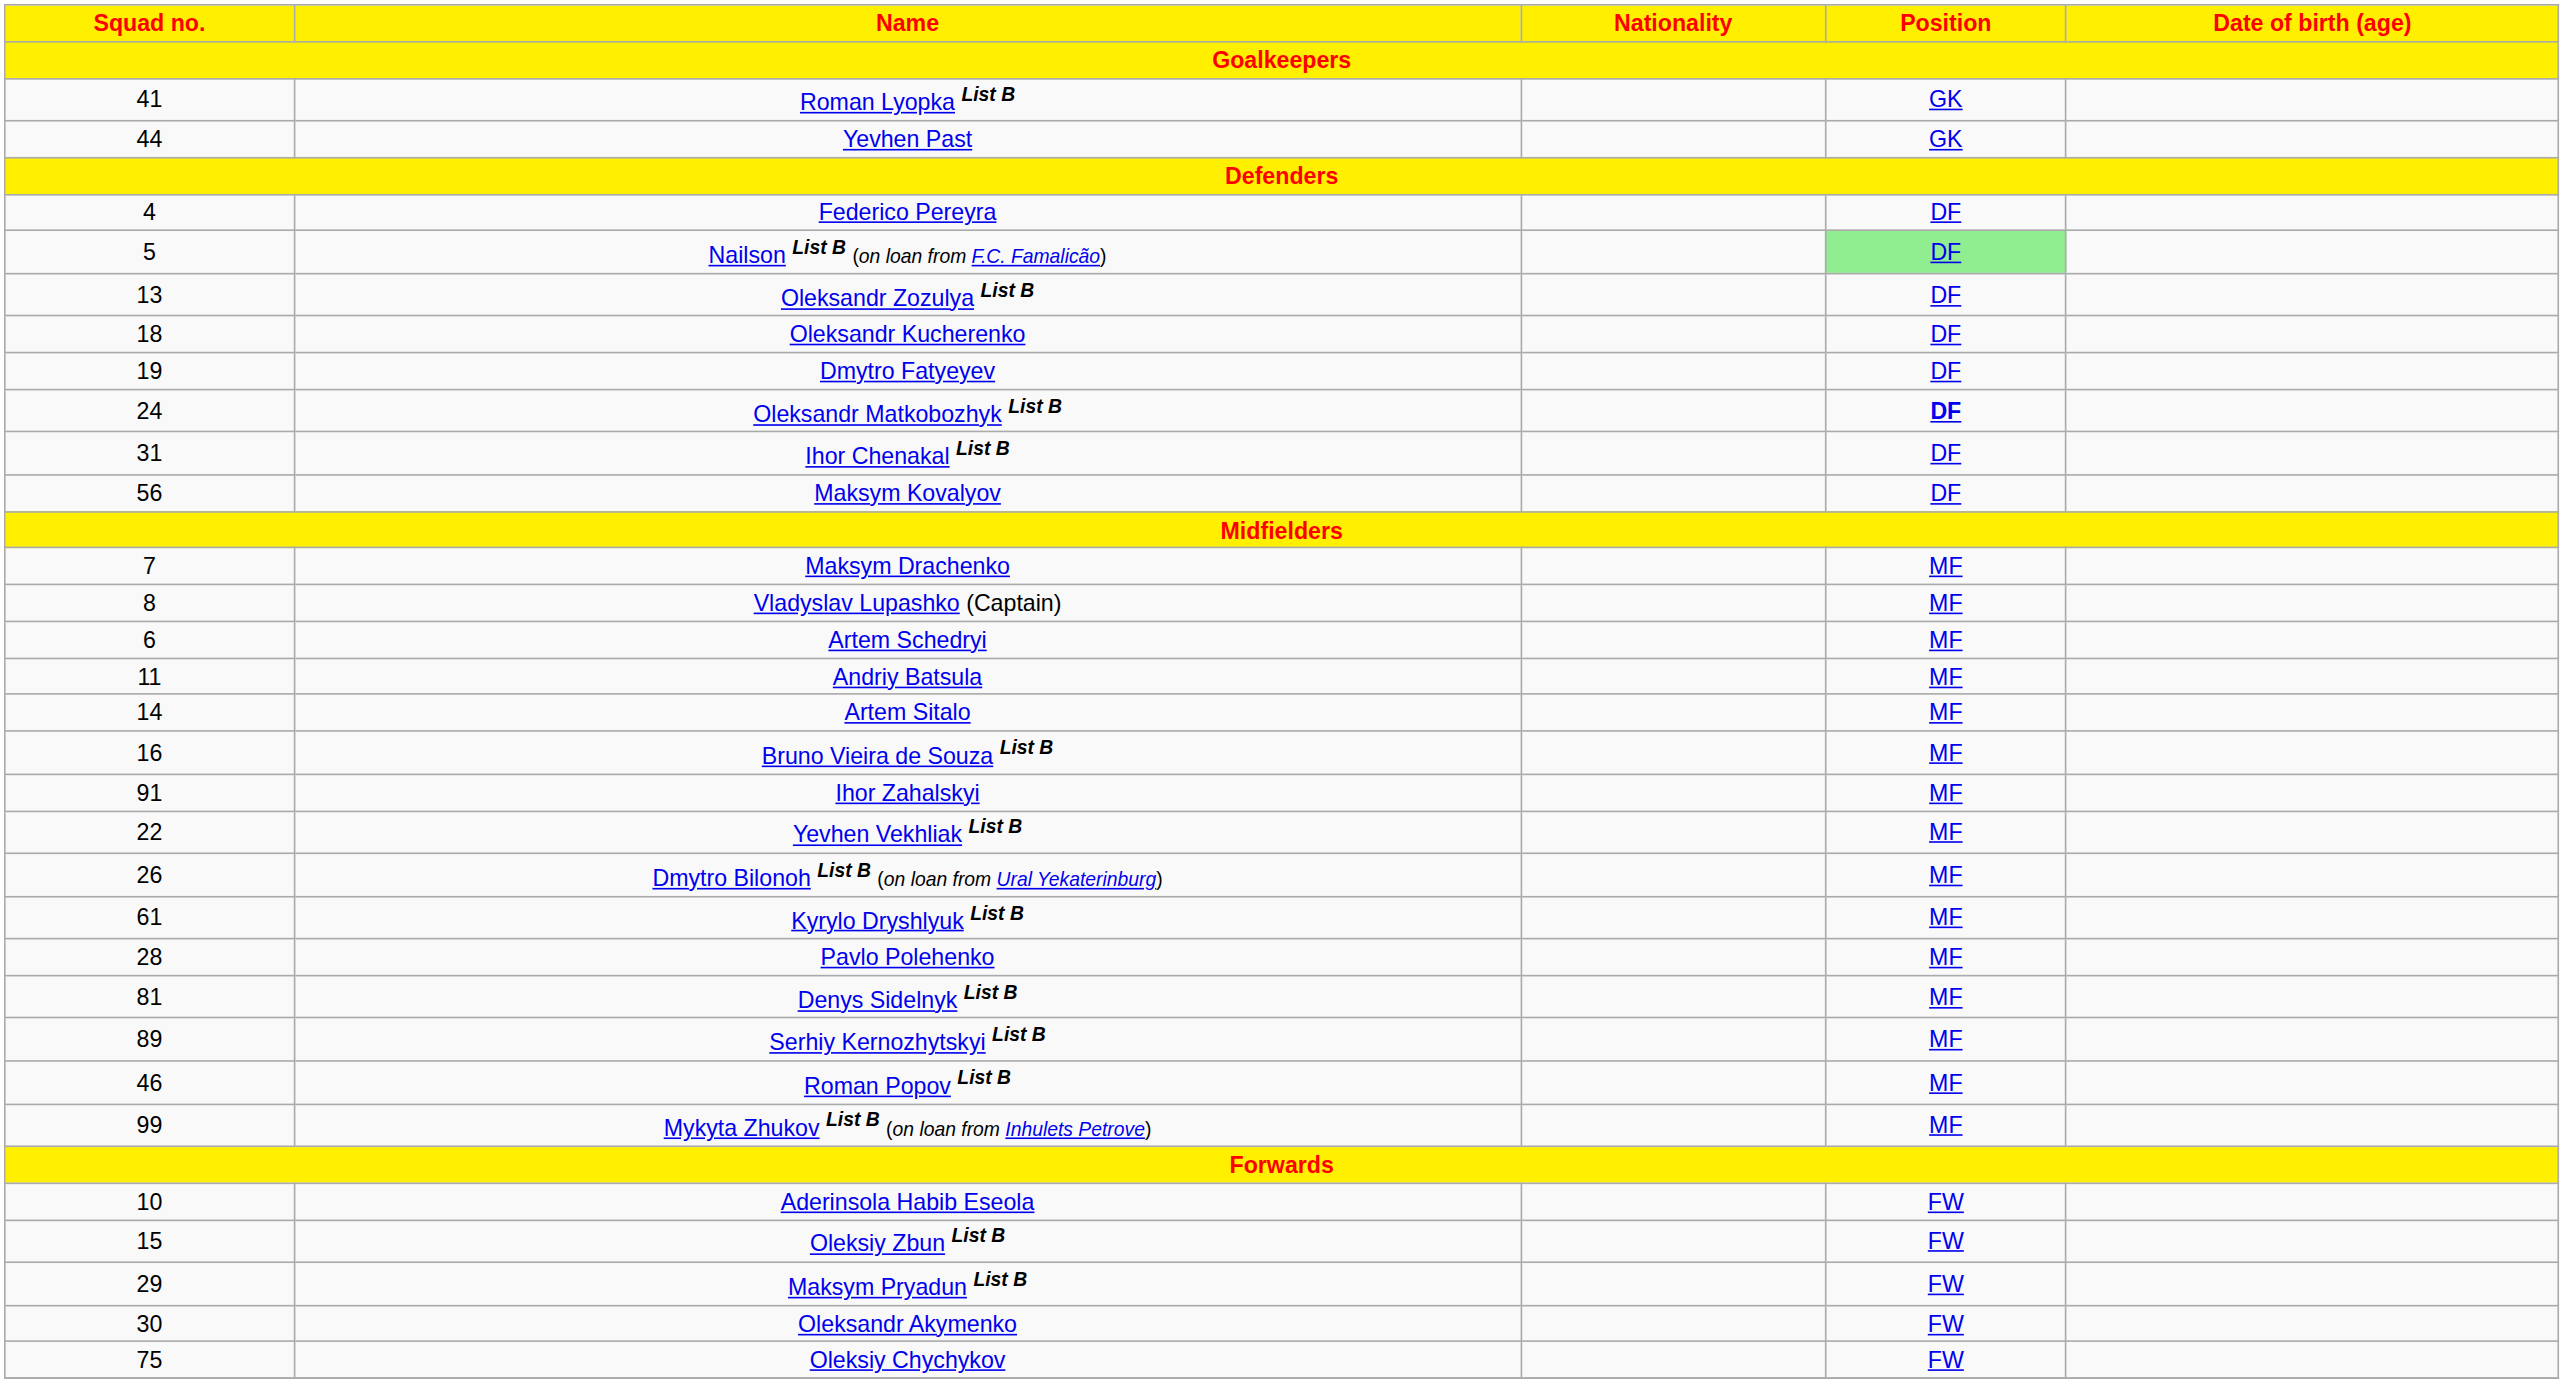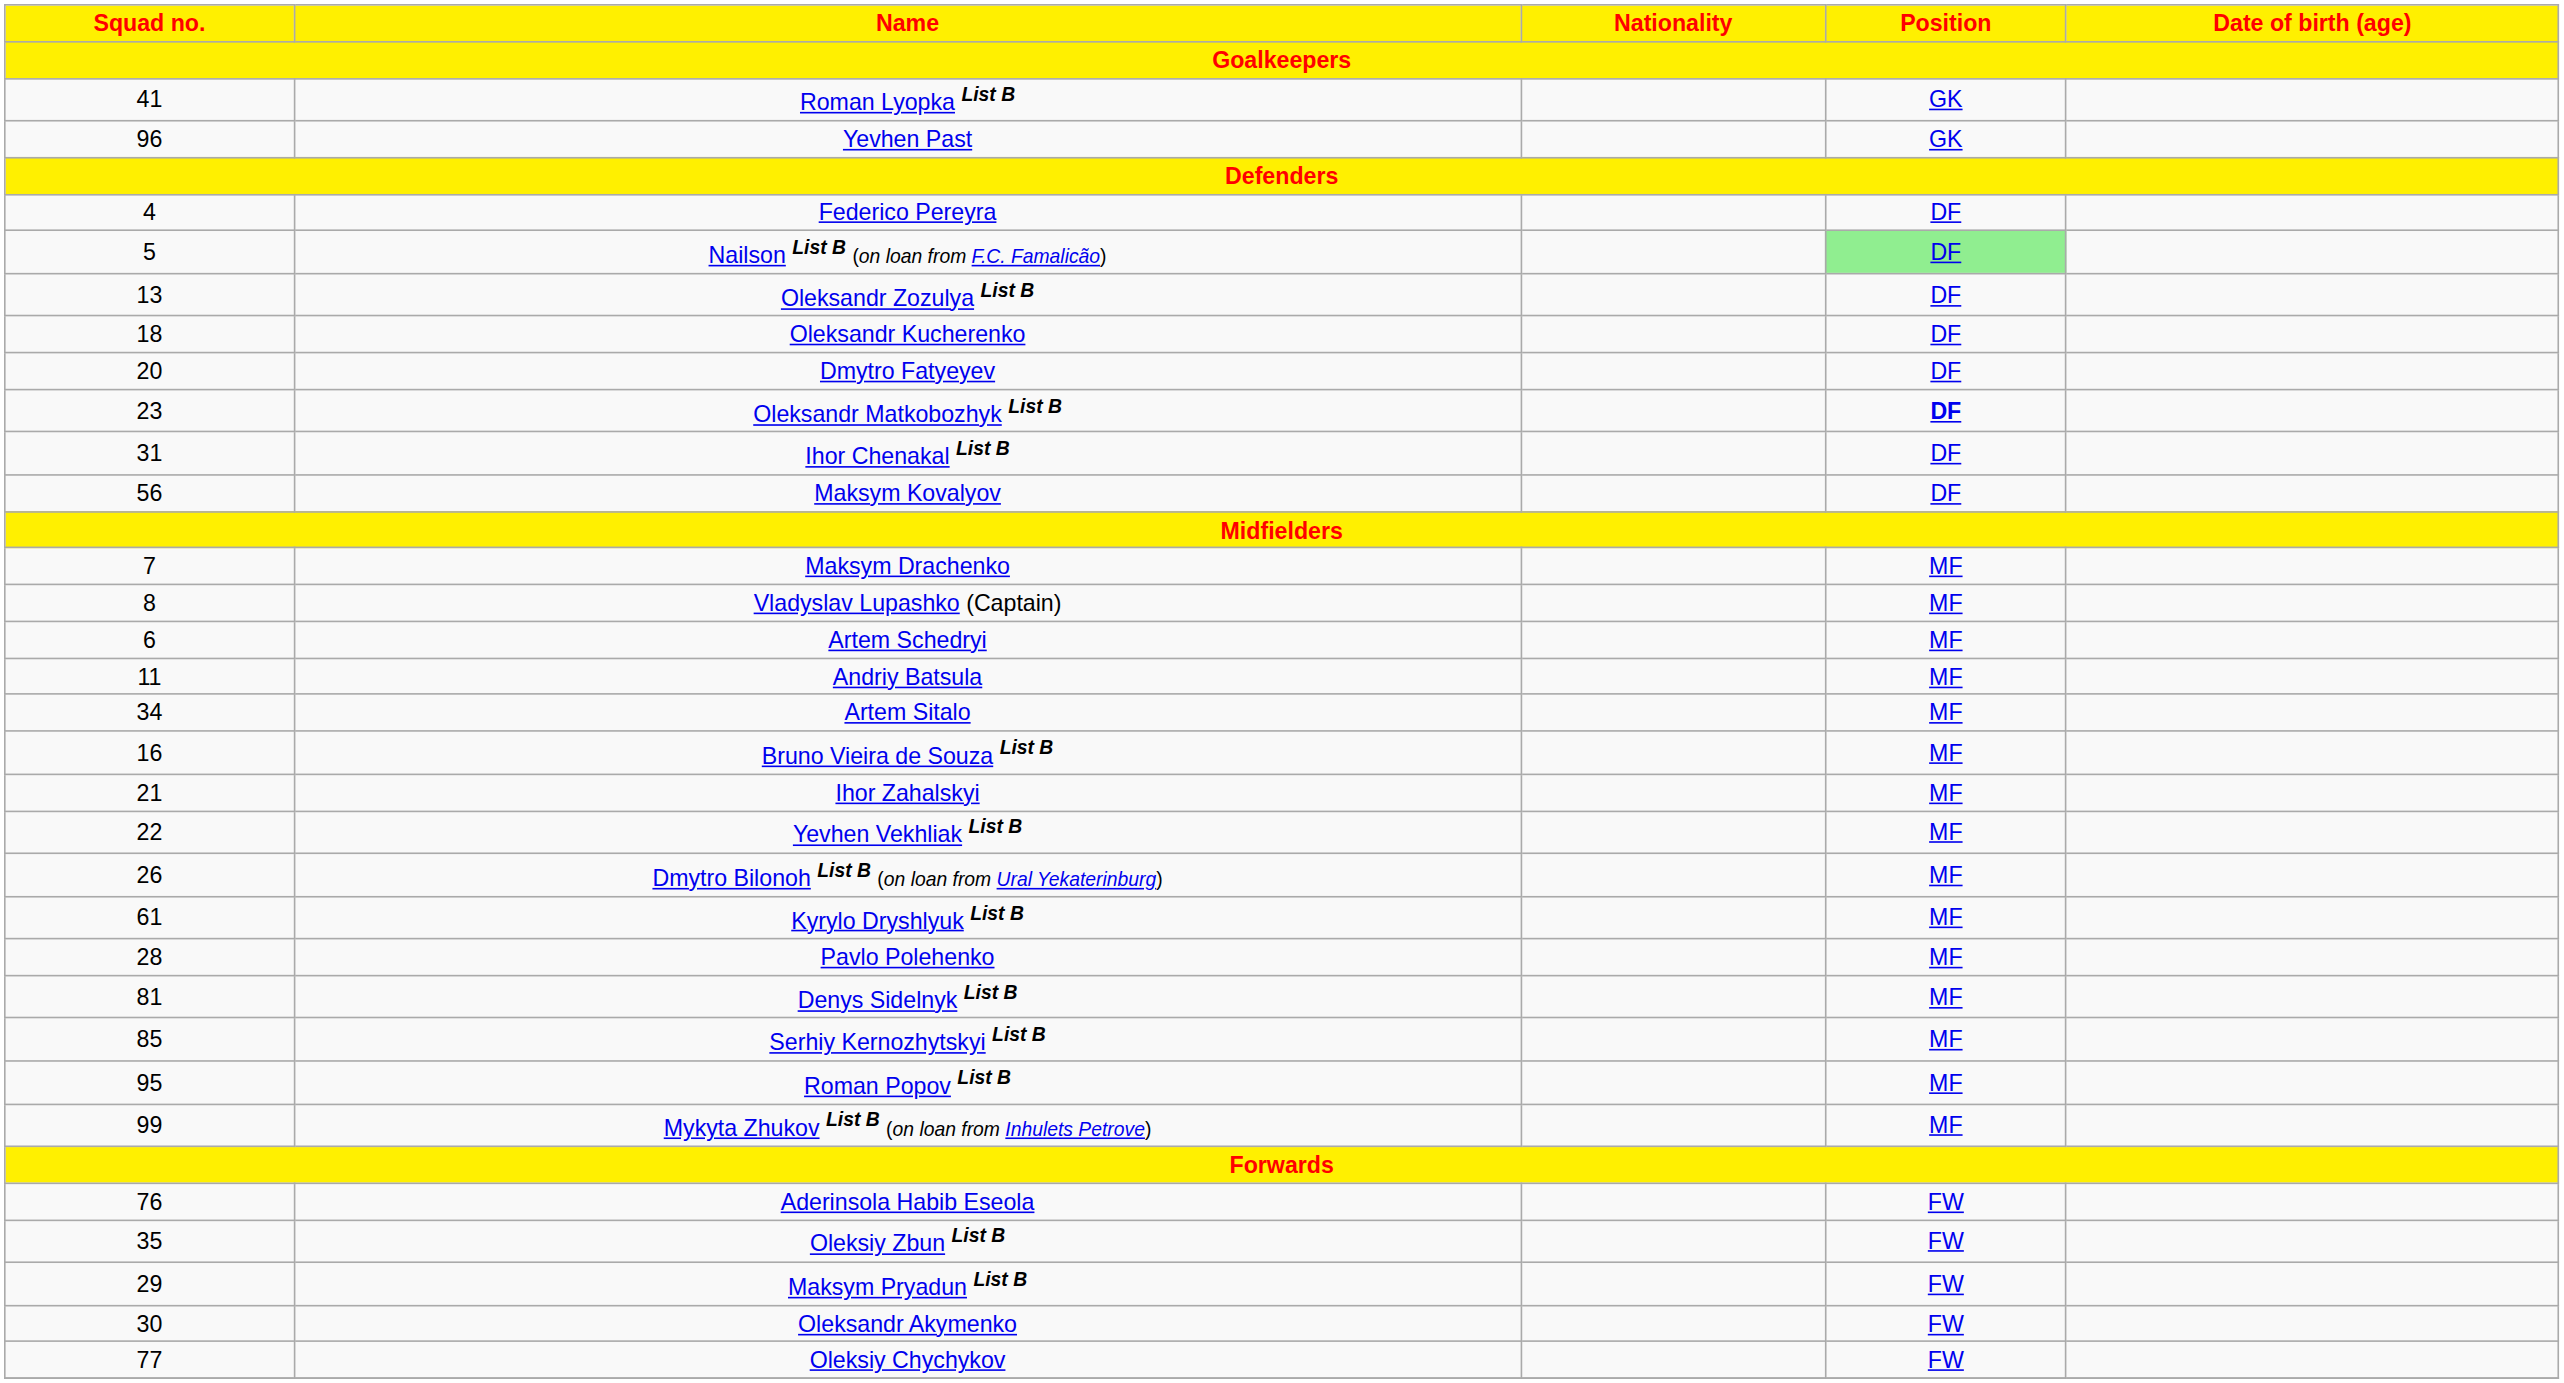(149, 140) 44 -> (149, 140) 96
(149, 371) 19 -> (149, 371) 20
(149, 411) 24 -> (149, 411) 23
(149, 713) 14 -> (149, 713) 34
(149, 793) 91 -> (149, 793) 21
(149, 1040) 89 -> (149, 1040) 85
(149, 1083) 46 -> (149, 1083) 95
(149, 1202) 10 -> (149, 1202) 76
(149, 1241) 15 -> (149, 1241) 35
(149, 1361) 75 -> (149, 1361) 77
